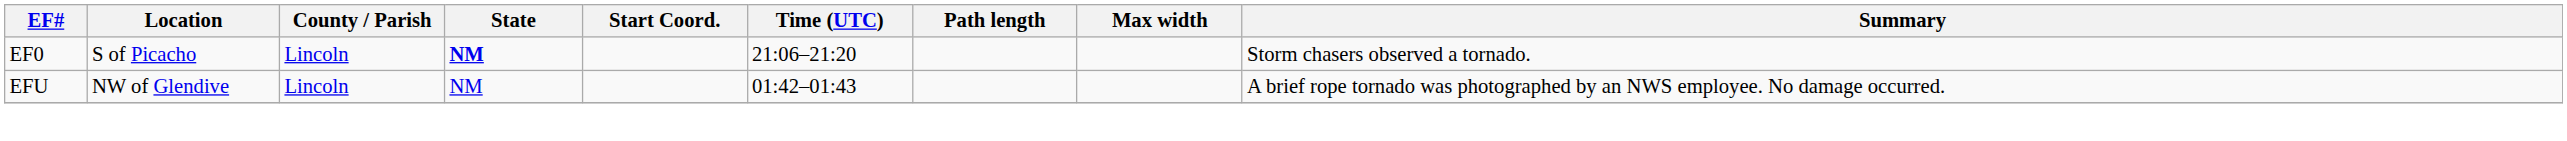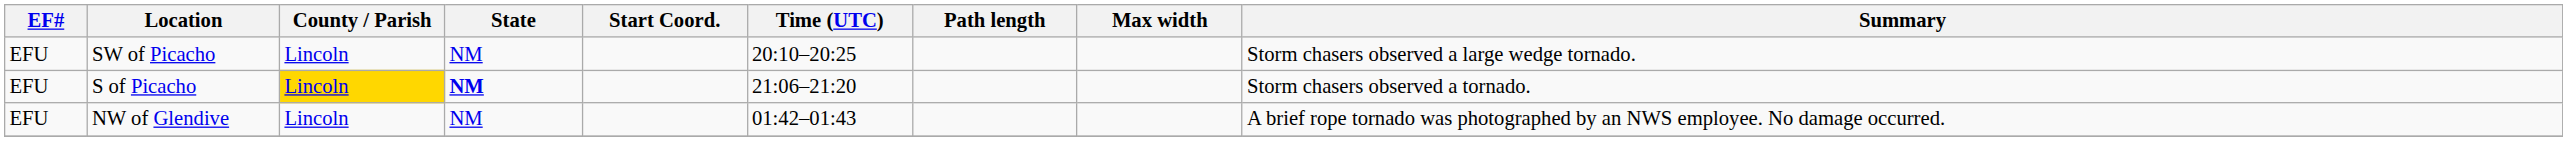+ row: (154, 53)
(27, 53) EF0 -> (29, 86) EFU
(317, 53) no background -> (317, 86) gold background
